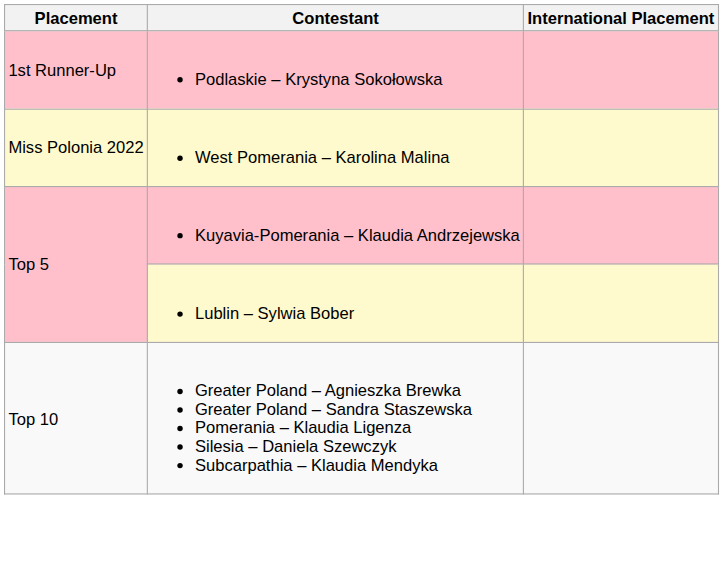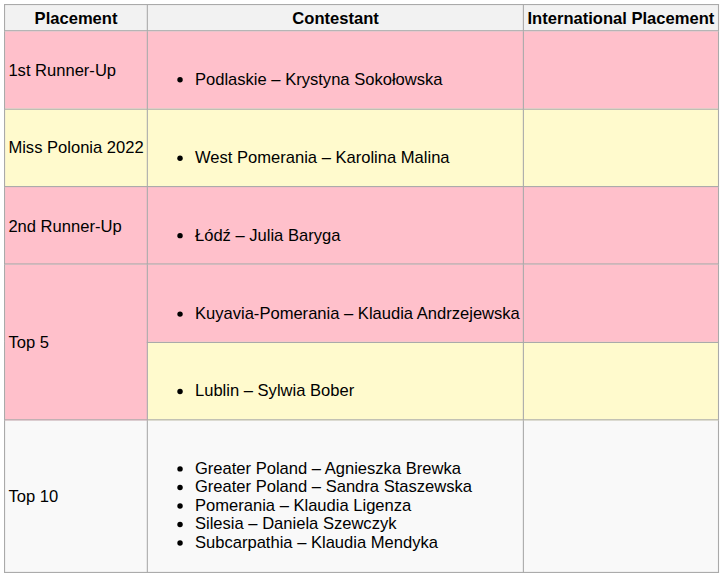+ row: (336, 235)
